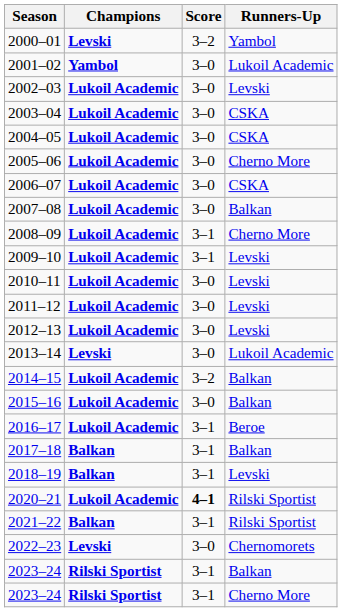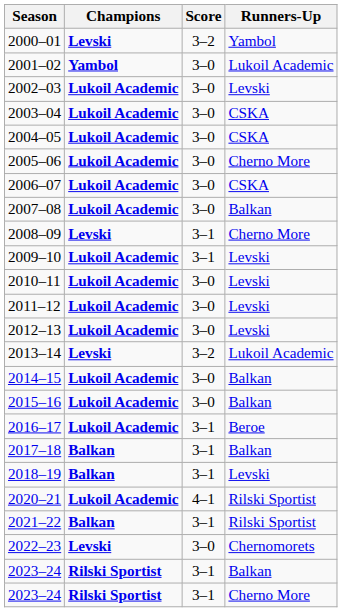(123, 233) Lukoil Academic -> (90, 233) Levski
(203, 354) 3–0 -> (203, 354) 3–2
(203, 378) 3–2 -> (203, 378) 3–0
(203, 498) bold -> (203, 498) normal
